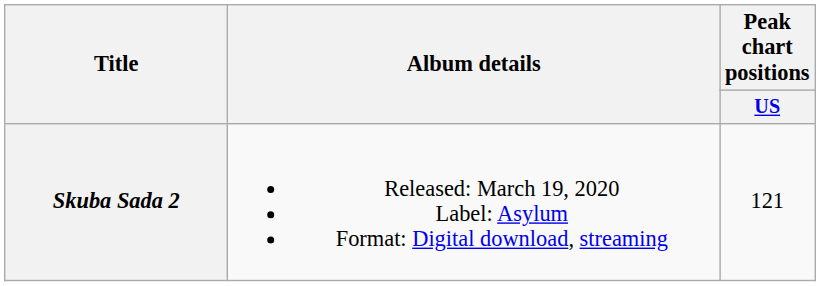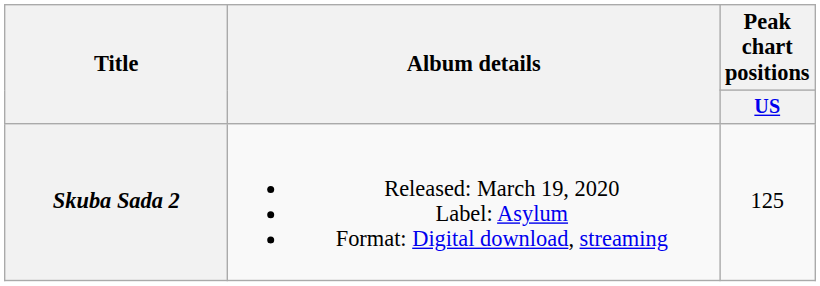(767, 201) 121 -> (767, 201) 125
